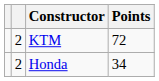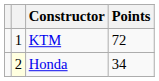(18, 40) 2 -> (18, 40) 1
(18, 64) no background -> (18, 64) lightyellow background
